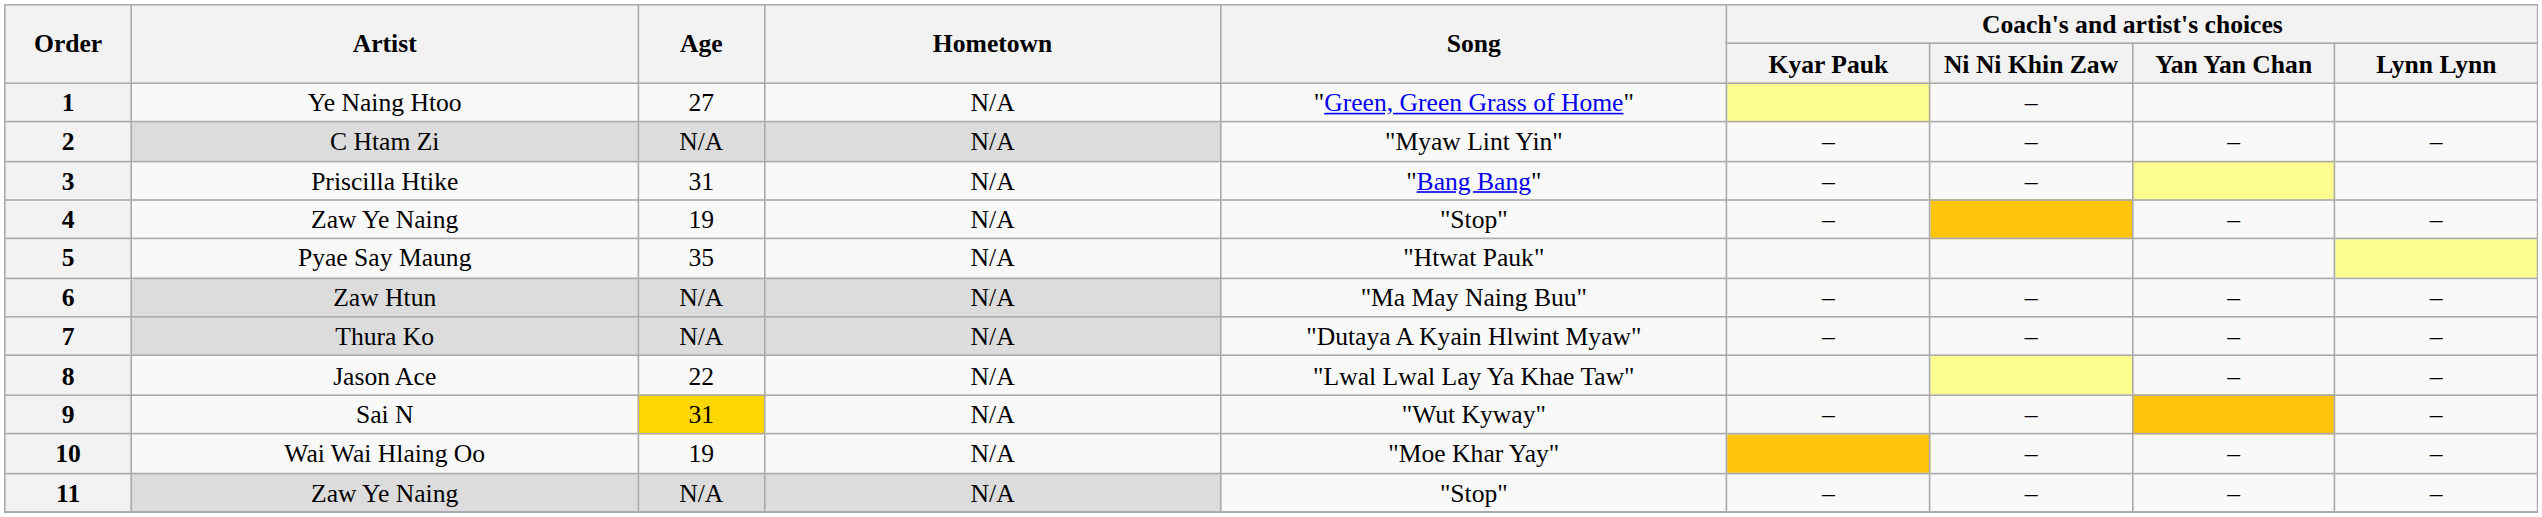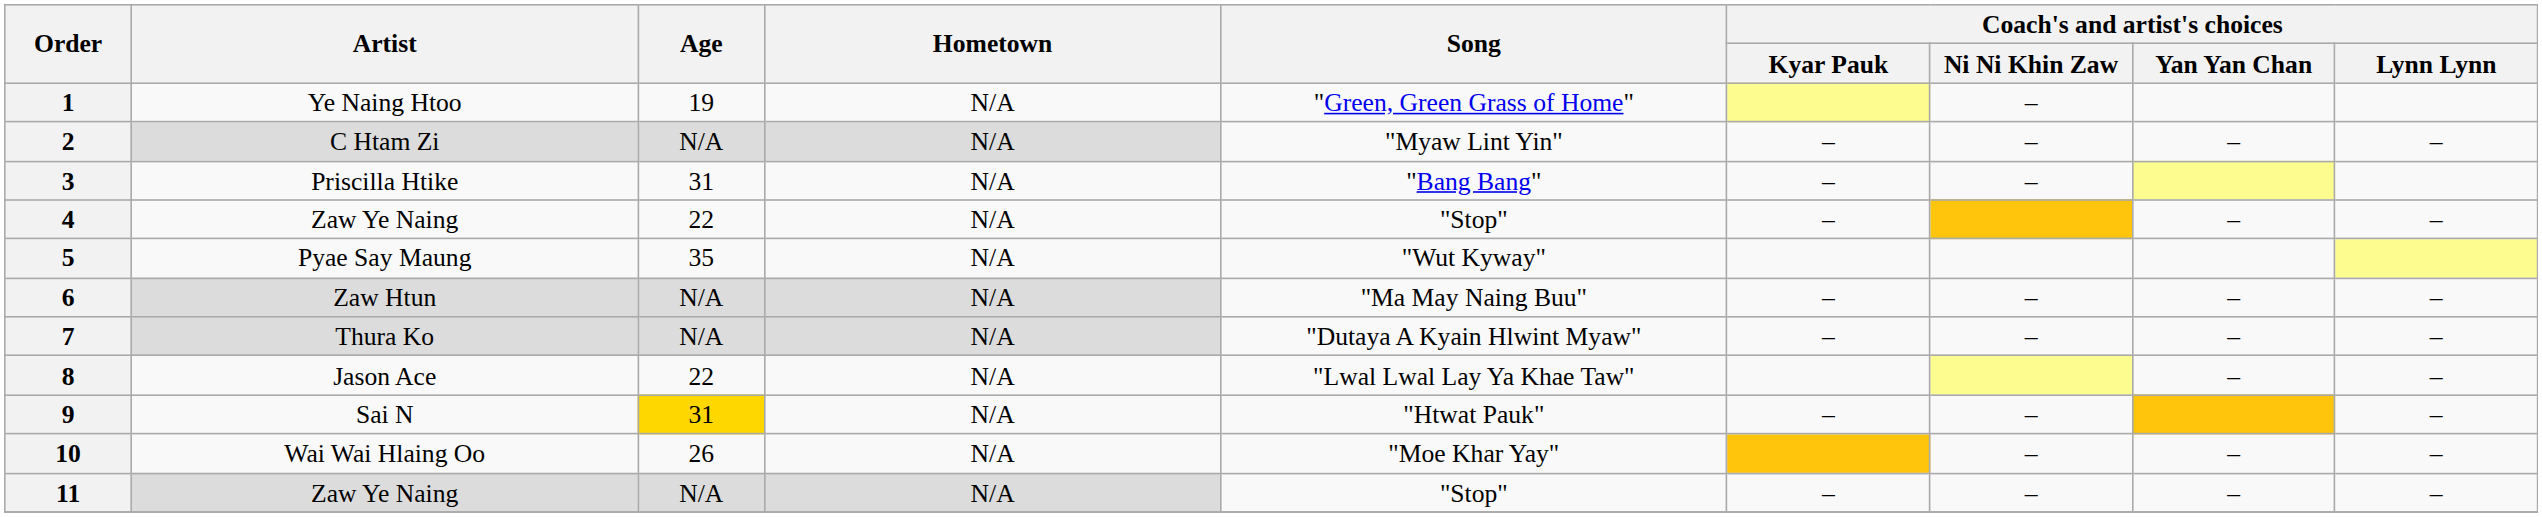(701, 102) 27 -> (701, 102) 19
(701, 219) 19 -> (701, 219) 22
(1474, 258) "Htwat Pauk" -> (1474, 258) "Wut Kyway"
(1474, 414) "Wut Kyway" -> (1474, 414) "Htwat Pauk"
(701, 453) 19 -> (701, 453) 26
